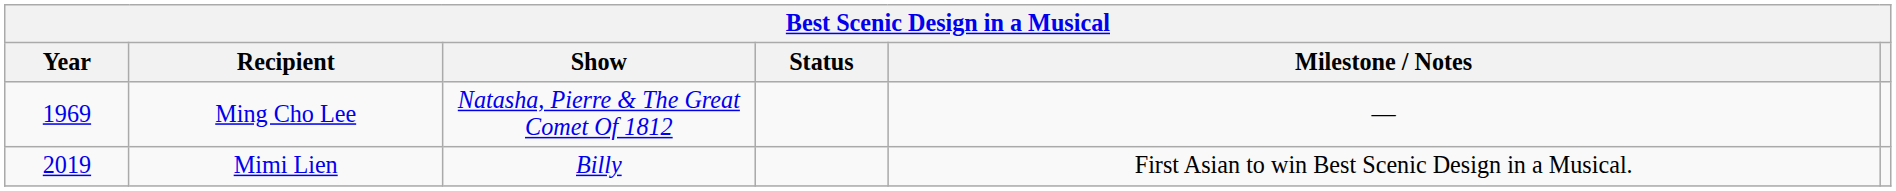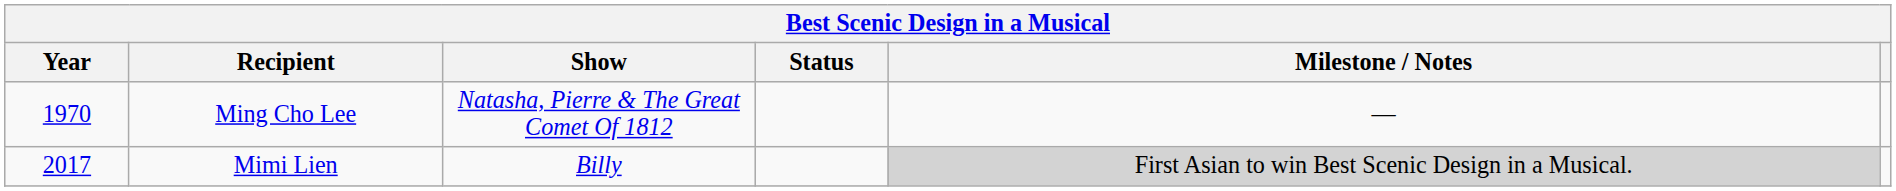(67, 113) 1969 -> (67, 113) 1970
(67, 165) 2019 -> (67, 165) 2017
(1384, 165) no background -> (1384, 165) lightgrey background
